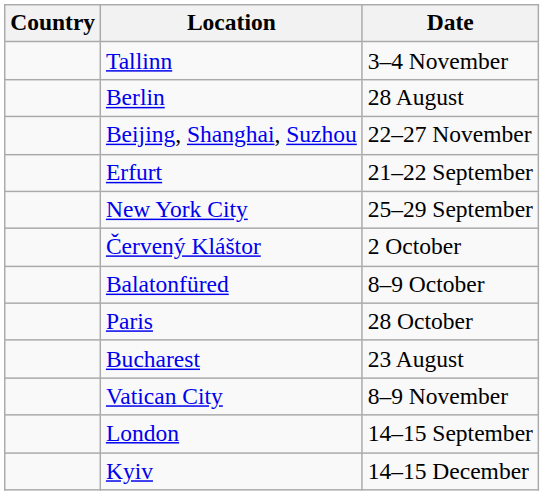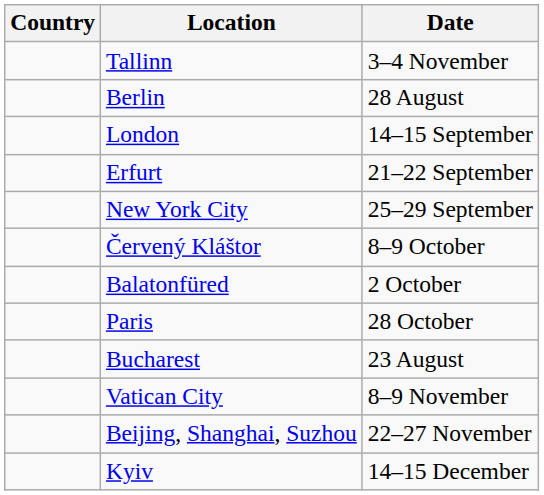rows swapped: (143, 433) <-> (231, 135)
(414, 246) 2 October -> (426, 246) 8–9 October
(426, 284) 8–9 October -> (414, 284) 2 October
